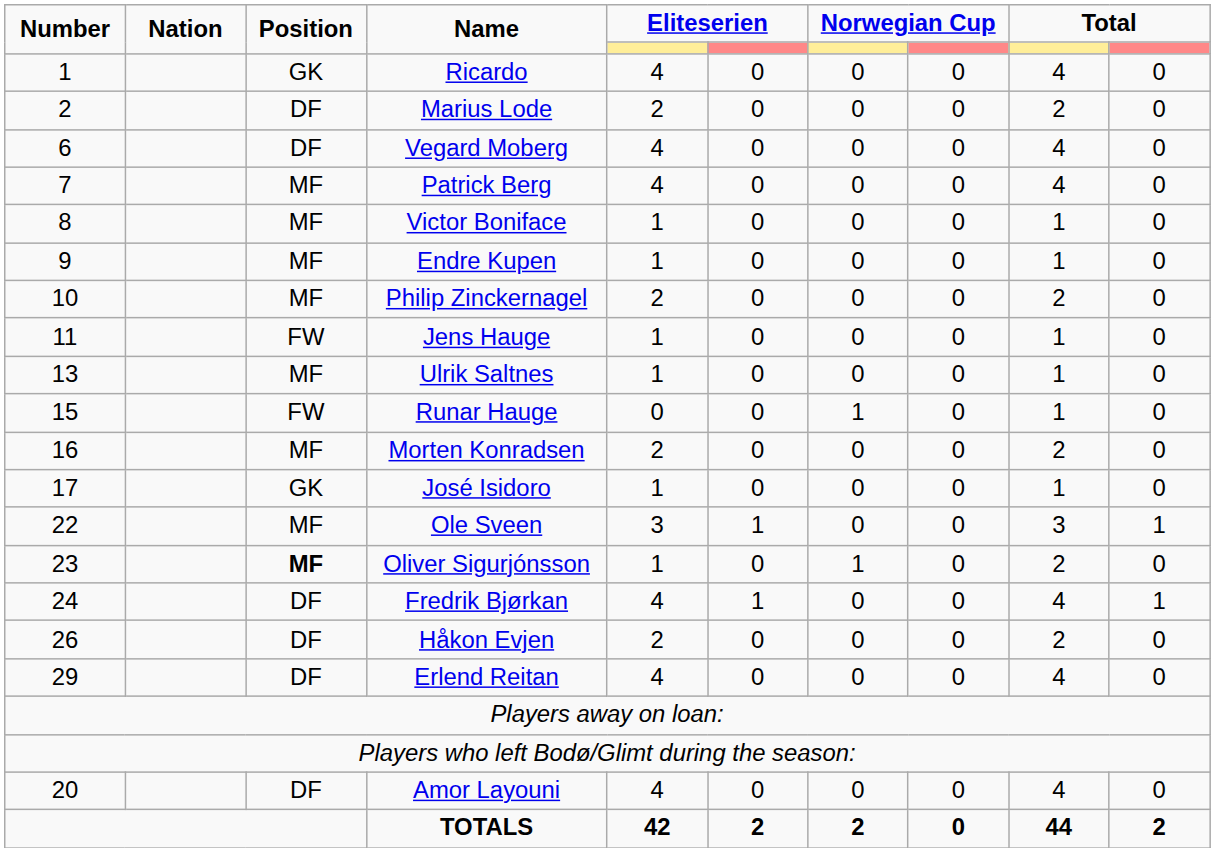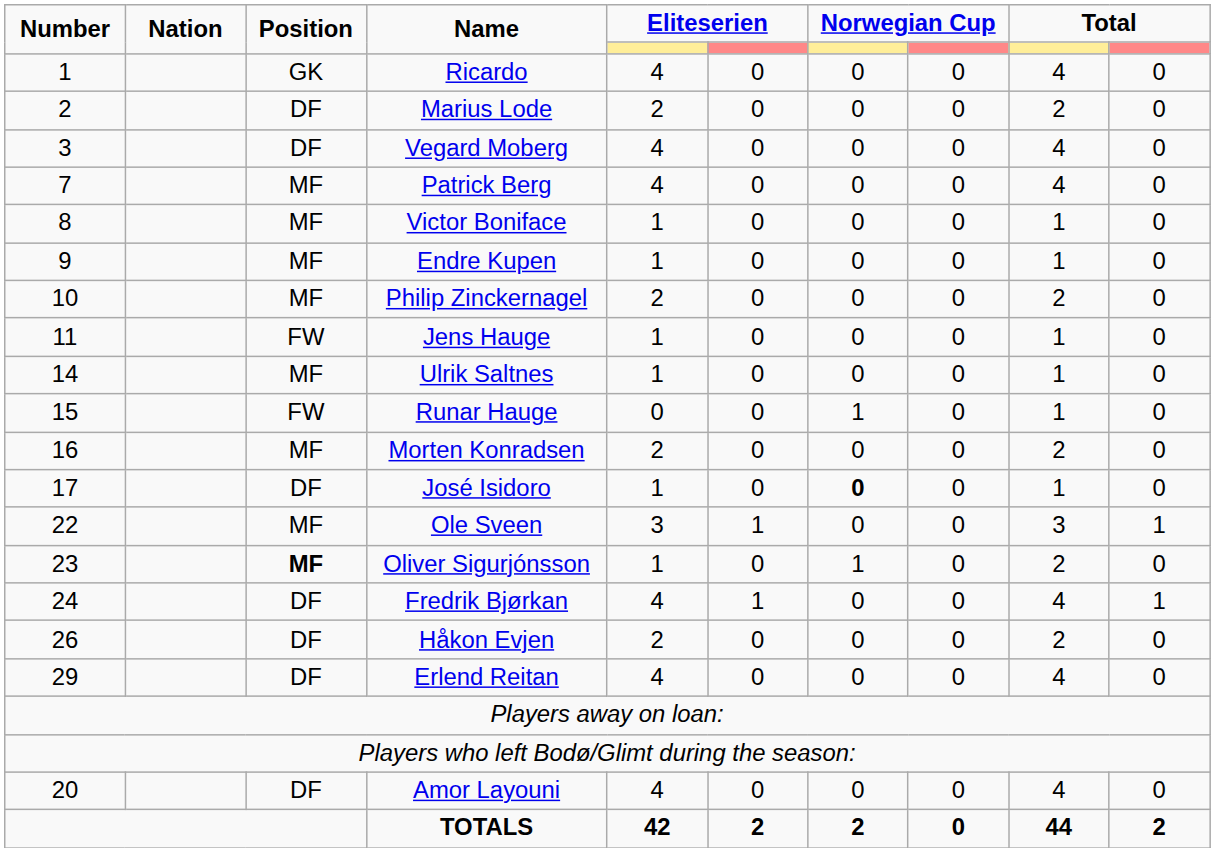(65, 147) 6 -> (65, 147) 3
(65, 374) 13 -> (65, 374) 14
(306, 488) GK -> (306, 488) DF
(858, 488) normal -> (858, 488) bold
